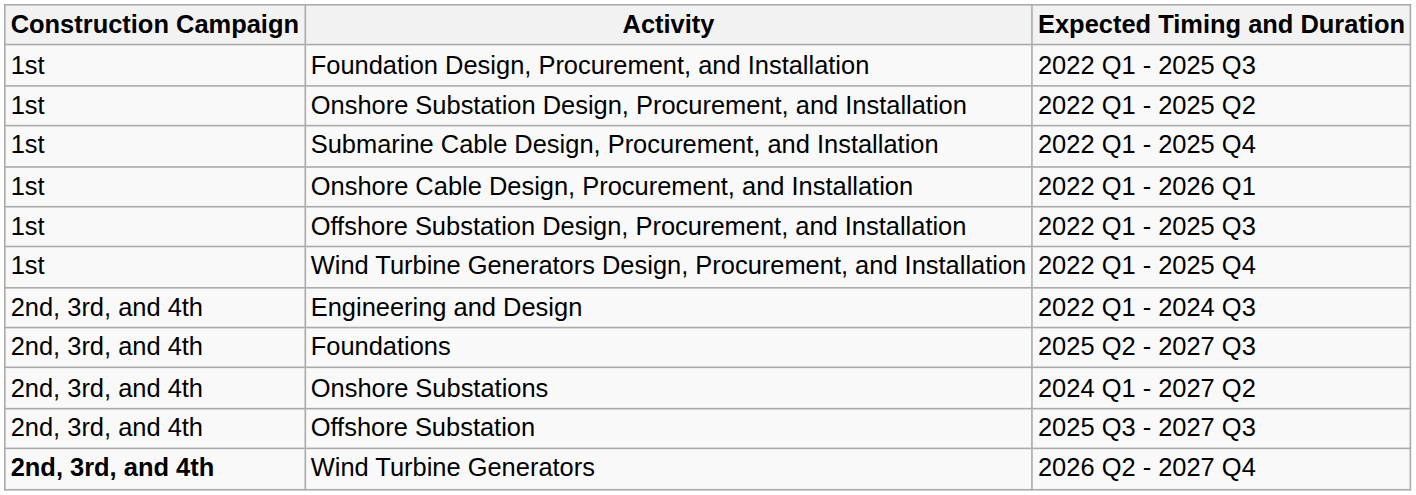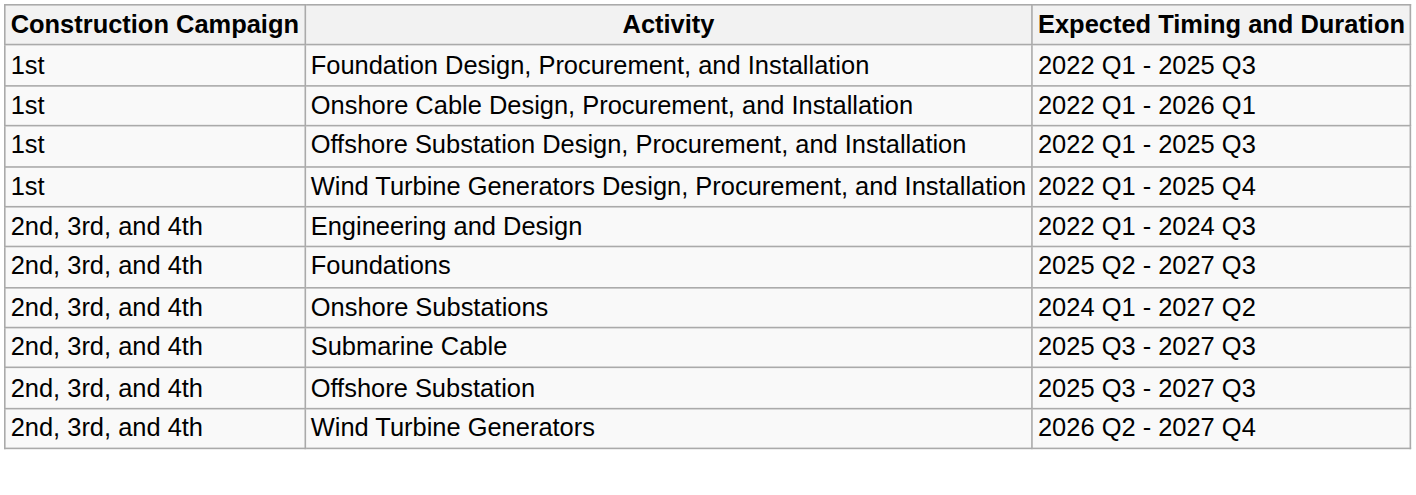- row: (639, 105)
- row: (625, 145)
+ row: (409, 347)
(112, 468) bold -> (107, 428) normal
